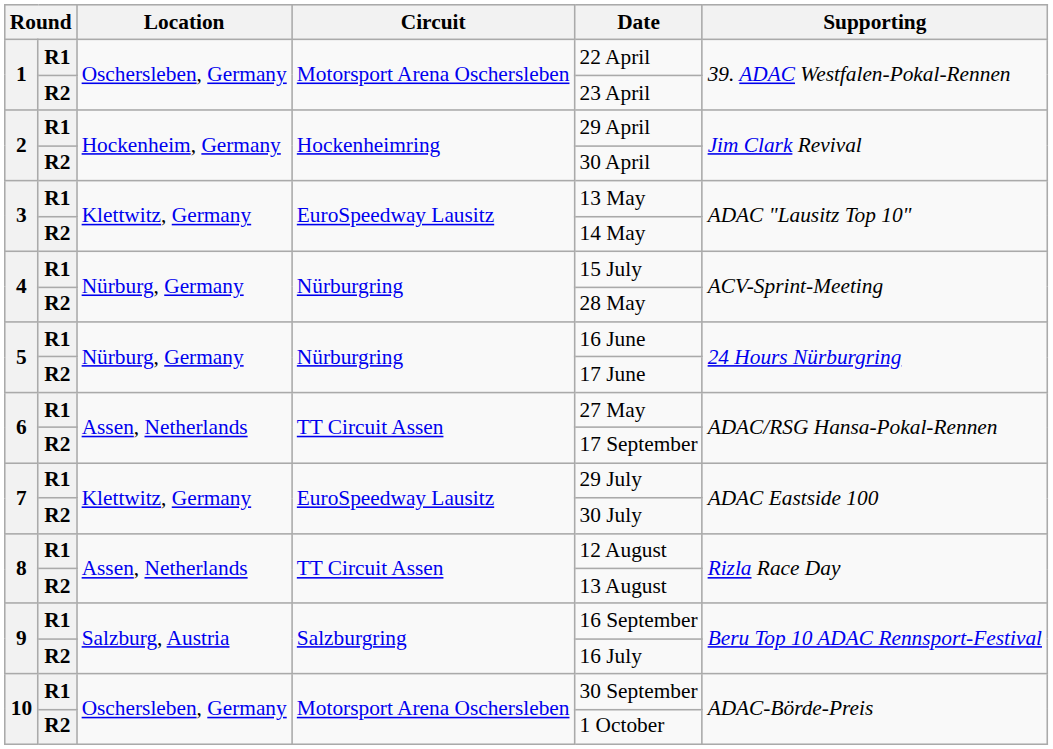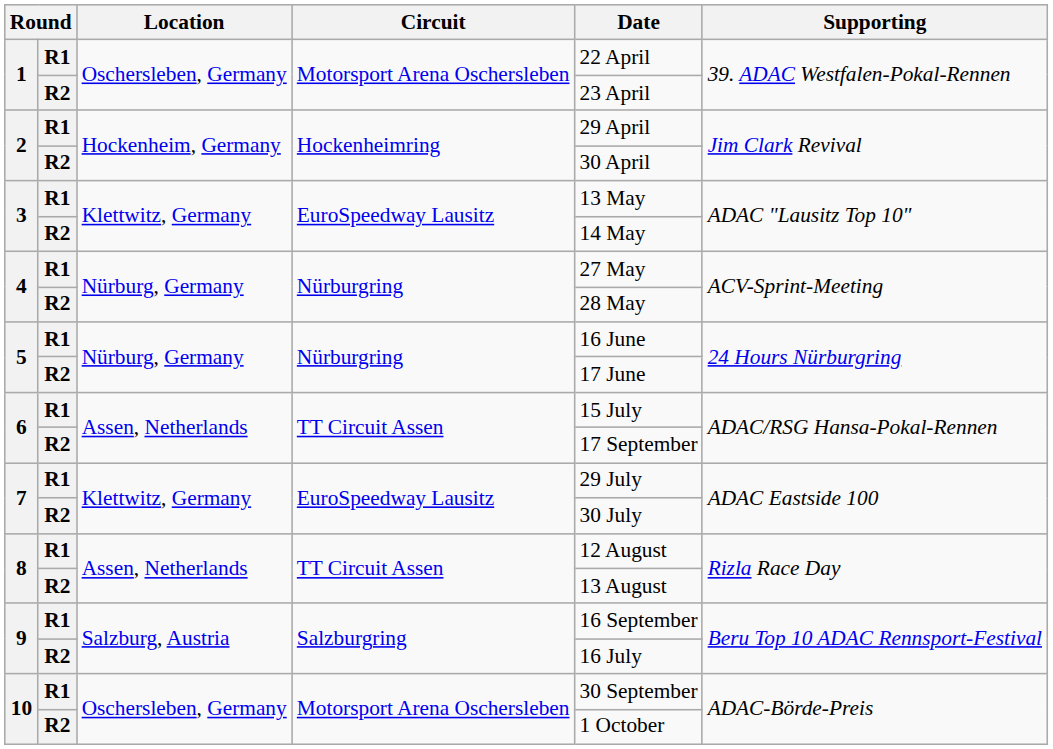(611, 268) 15 July -> (612, 268) 27 May
(612, 409) 27 May -> (611, 409) 15 July
